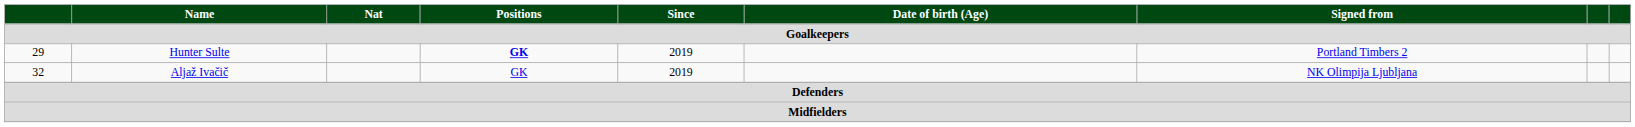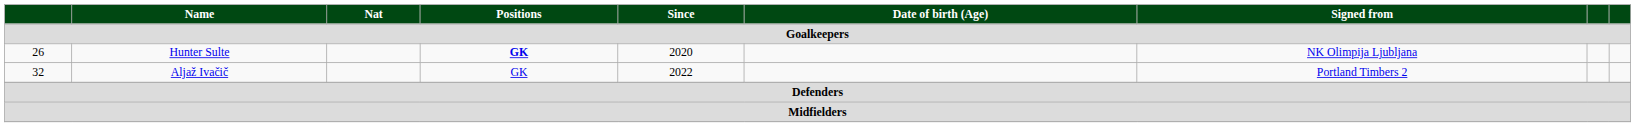(38, 53) 29 -> (38, 53) 26
(681, 53) 2019 -> (681, 53) 2020
(1362, 53) Portland Timbers 2 -> (1362, 53) NK Olimpija Ljubljana
(681, 73) 2019 -> (681, 73) 2022
(1362, 73) NK Olimpija Ljubljana -> (1362, 73) Portland Timbers 2
